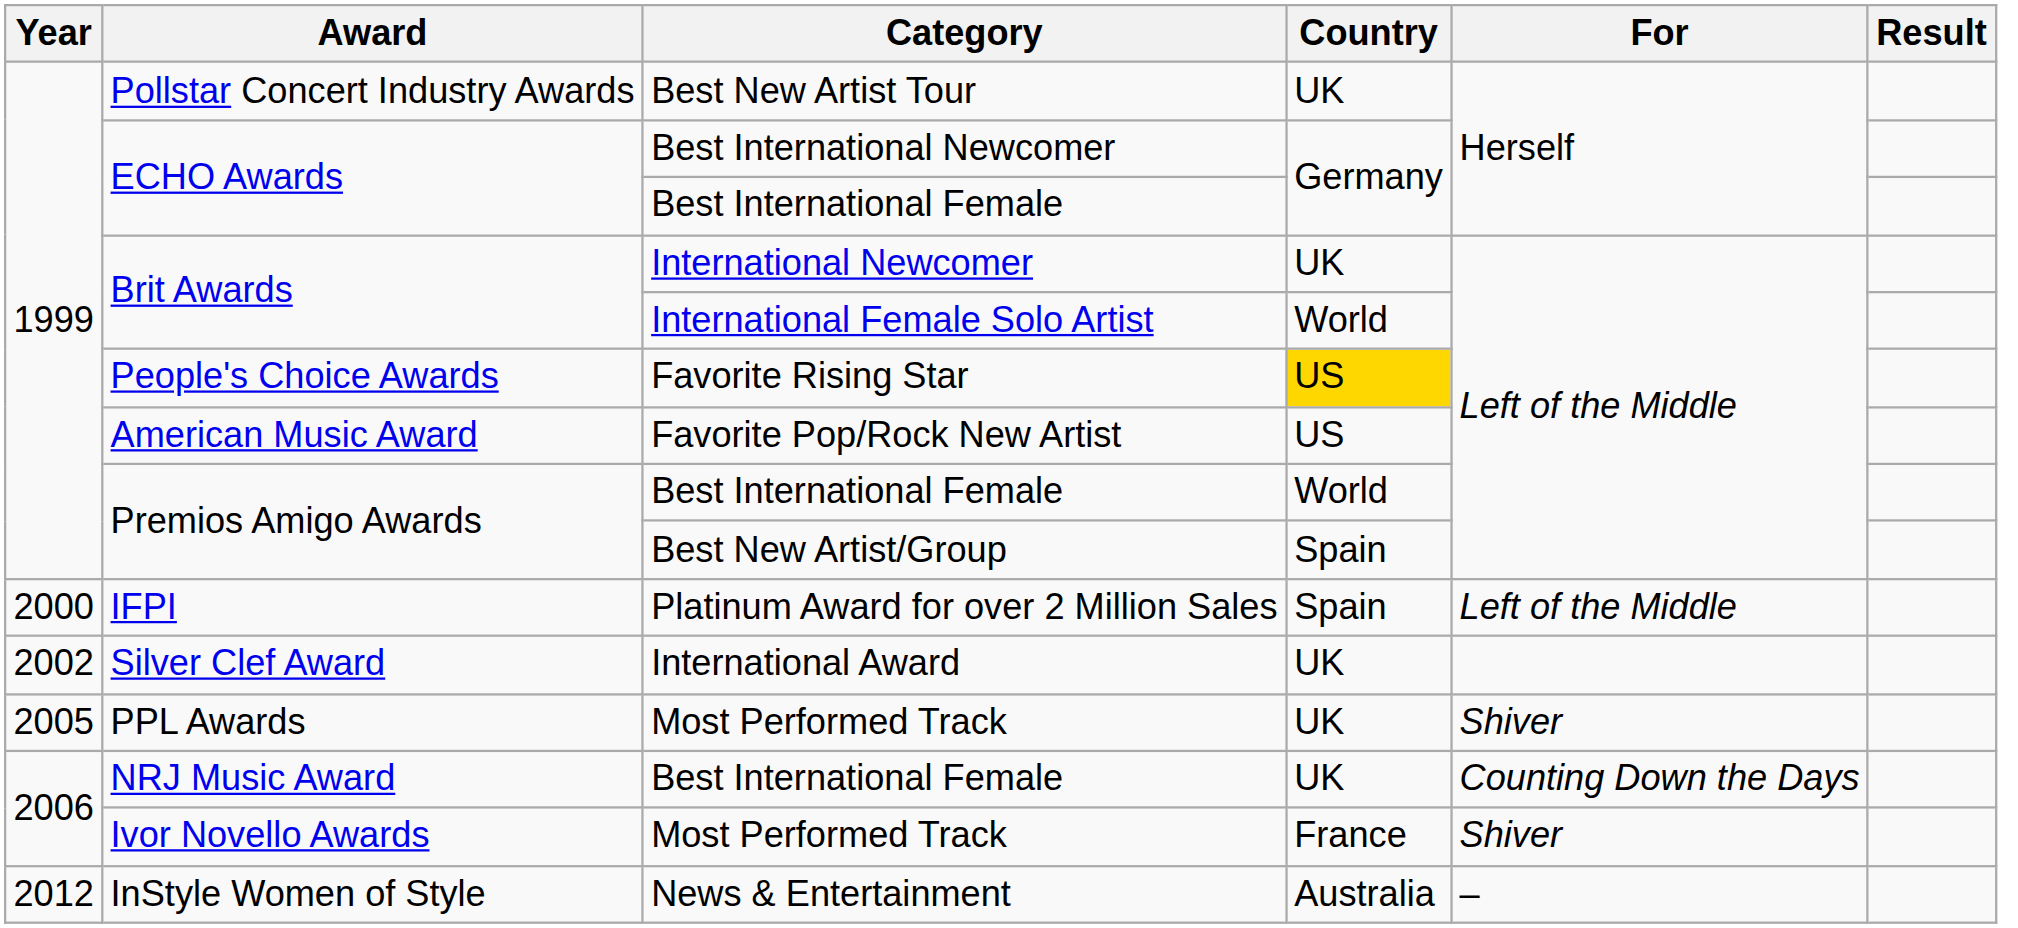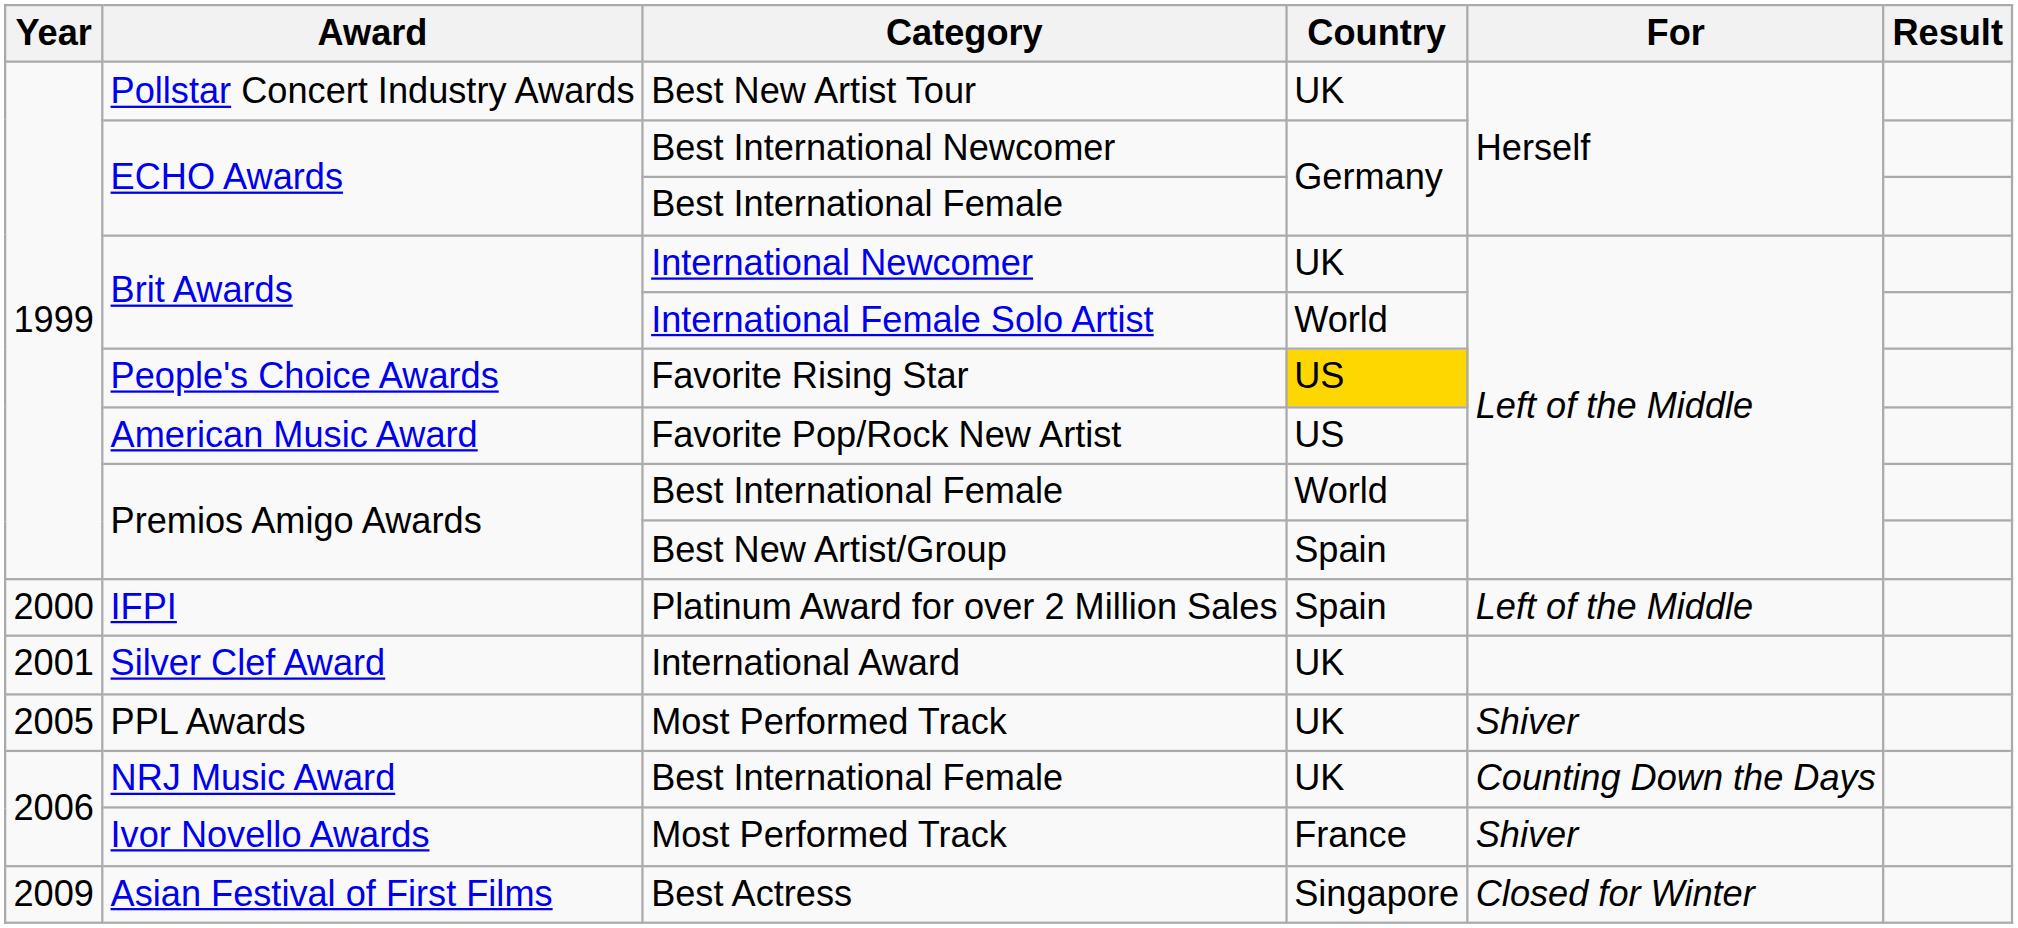(54, 663) 2002 -> (54, 663) 2001
+ row: (332, 893)
- row: (298, 893)
